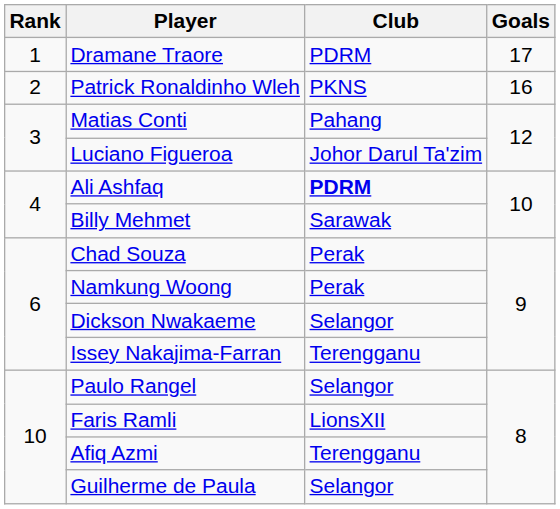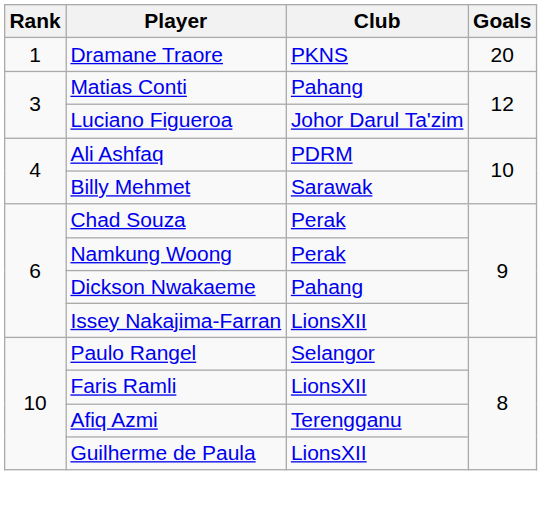(340, 54) PDRM -> (319, 54) PKNS
(521, 54) 17 -> (502, 54) 20
- row: (185, 87)
(340, 187) bold -> (322, 154) normal
(352, 320) Selangor -> (327, 287) Pahang
(365, 353) Terengganu -> (329, 320) LionsXII
(352, 486) Selangor -> (329, 453) LionsXII
